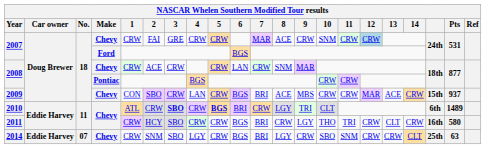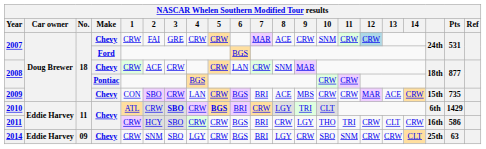(455, 95) 937 -> (455, 95) 735
(455, 108) 1489 -> (455, 108) 1429
(455, 122) 580 -> (455, 122) 586
(84, 136) 07 -> (84, 136) 09
